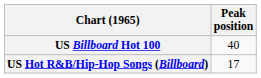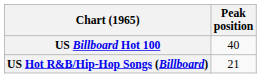(233, 63) 17 -> (233, 63) 21
